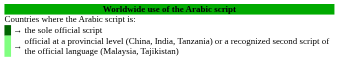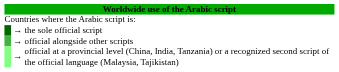+ row: (79, 41)
